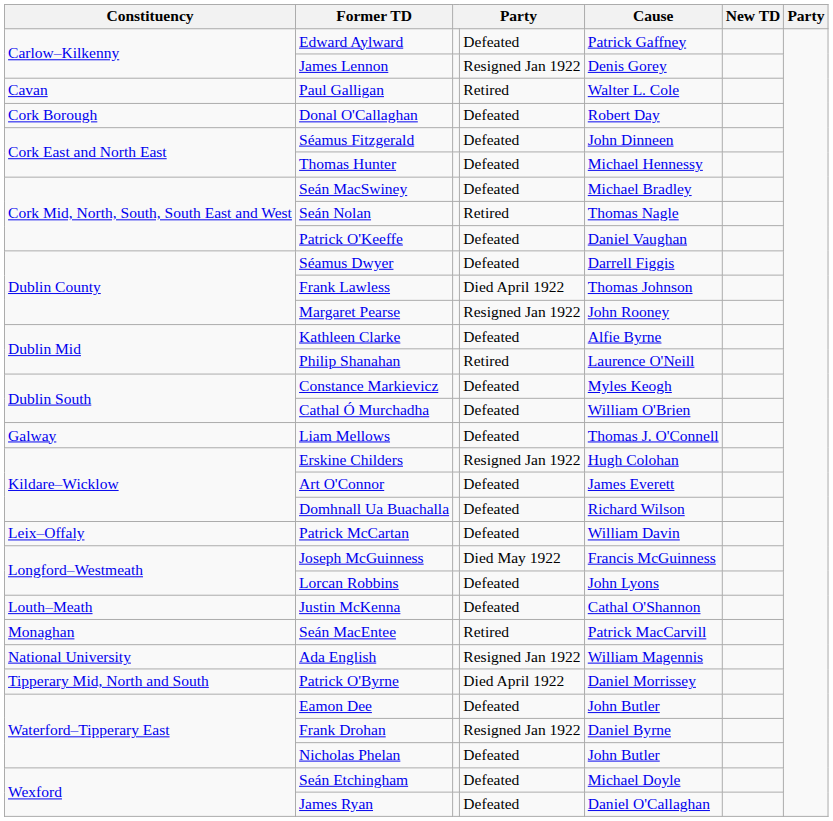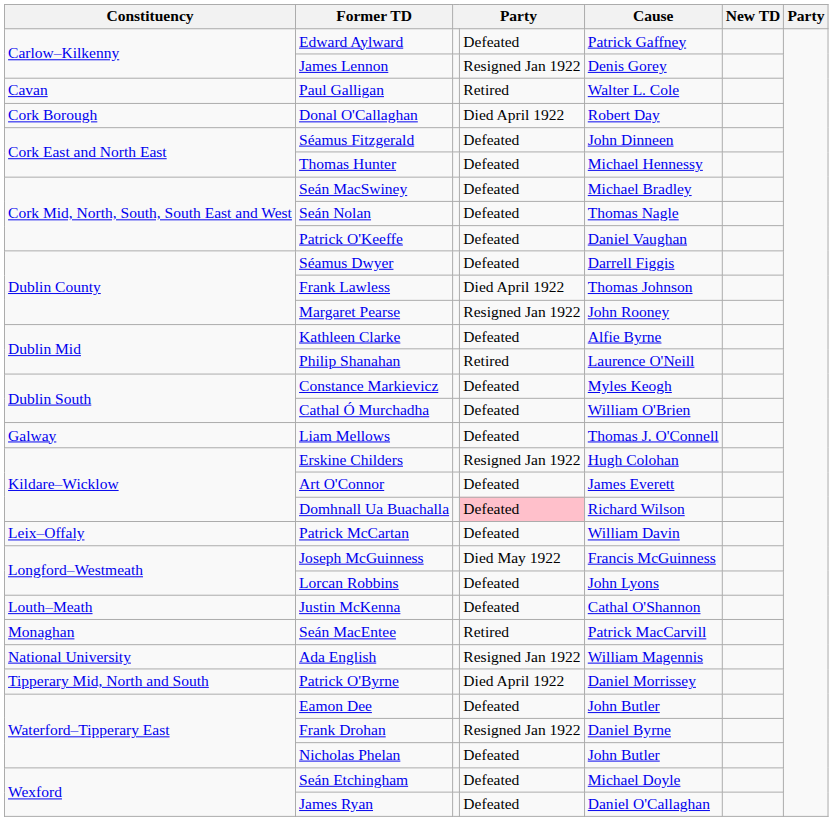(491, 115) Defeated -> (514, 115) Died April 1922
(486, 213) Retired -> (491, 213) Defeated
(491, 509) no background -> (491, 509) pink background
